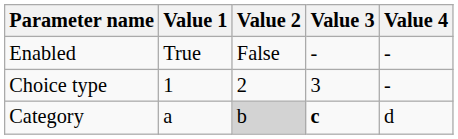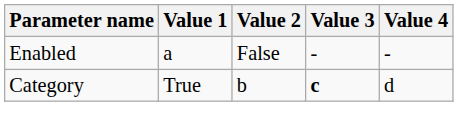(182, 52) True -> (168, 52) a
- row: (58, 85)
(168, 117) a -> (182, 85) True
(242, 117) lightgrey background -> (242, 85) no background
